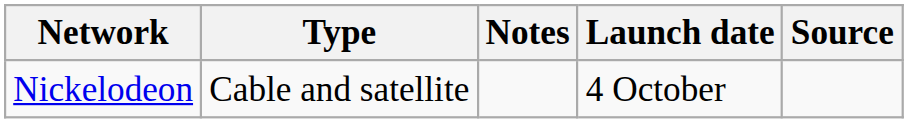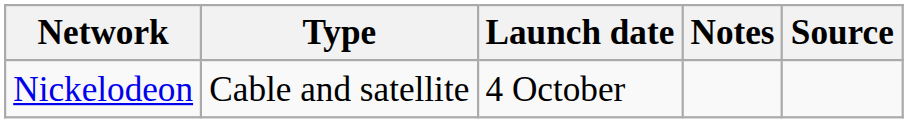columns swapped: (680, 32) <-> (528, 32)
